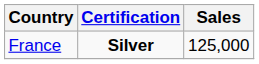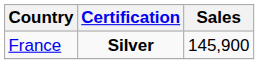(219, 44) 125,000 -> (219, 44) 145,900
